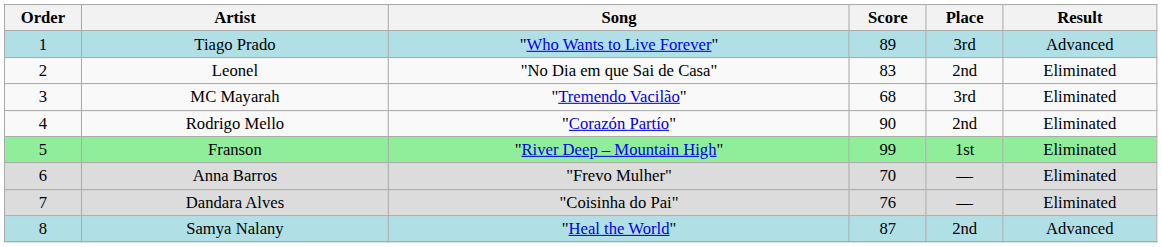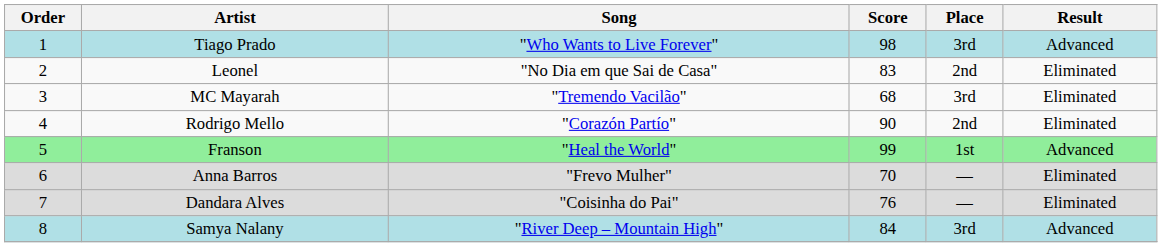(888, 44) 89 -> (888, 44) 98
(619, 149) "River Deep – Mountain High" -> (619, 149) "Heal the World"
(1080, 149) Eliminated -> (1080, 149) Advanced
(619, 228) "Heal the World" -> (619, 228) "River Deep – Mountain High"
(888, 228) 87 -> (888, 228) 84
(965, 228) 2nd -> (965, 228) 3rd
